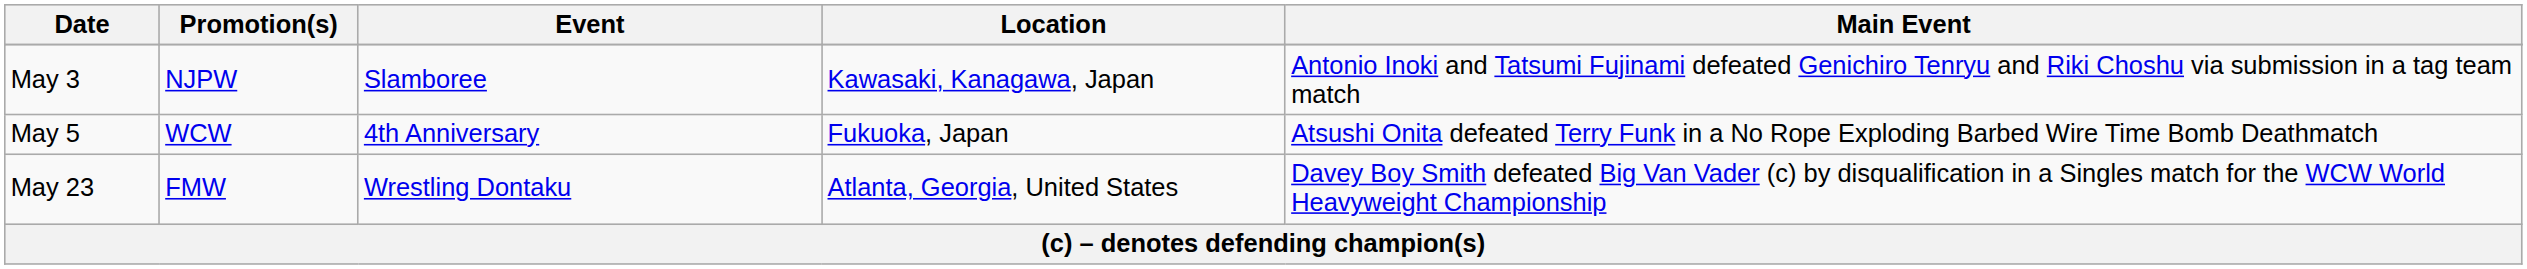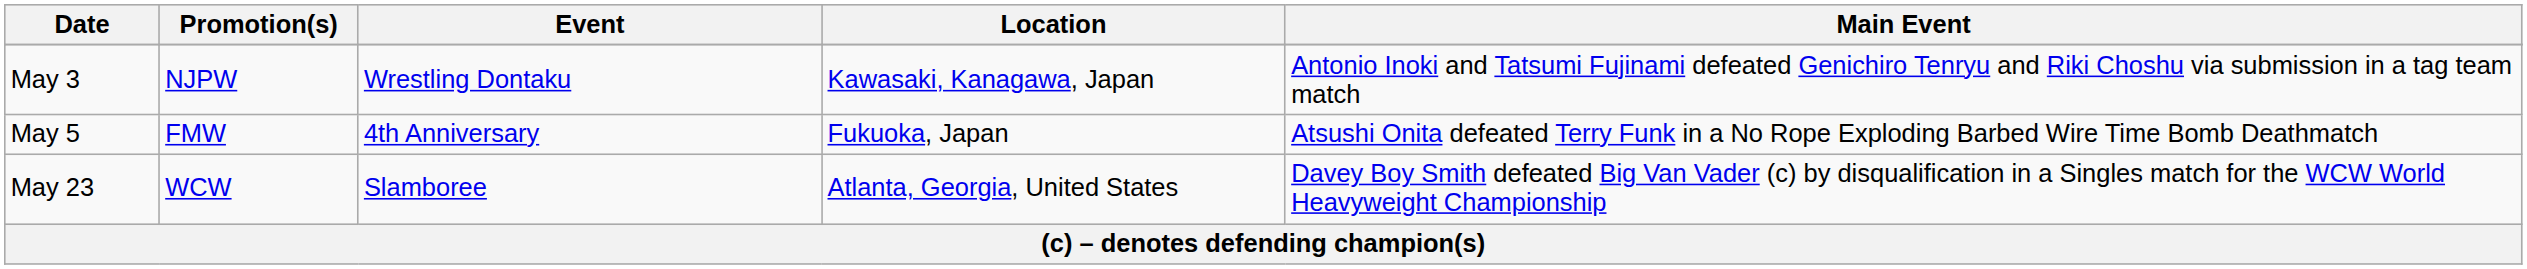(425, 79) Slamboree -> (468, 79) Wrestling Dontaku
(198, 133) WCW -> (196, 133) FMW
(196, 188) FMW -> (198, 188) WCW
(468, 188) Wrestling Dontaku -> (425, 188) Slamboree
